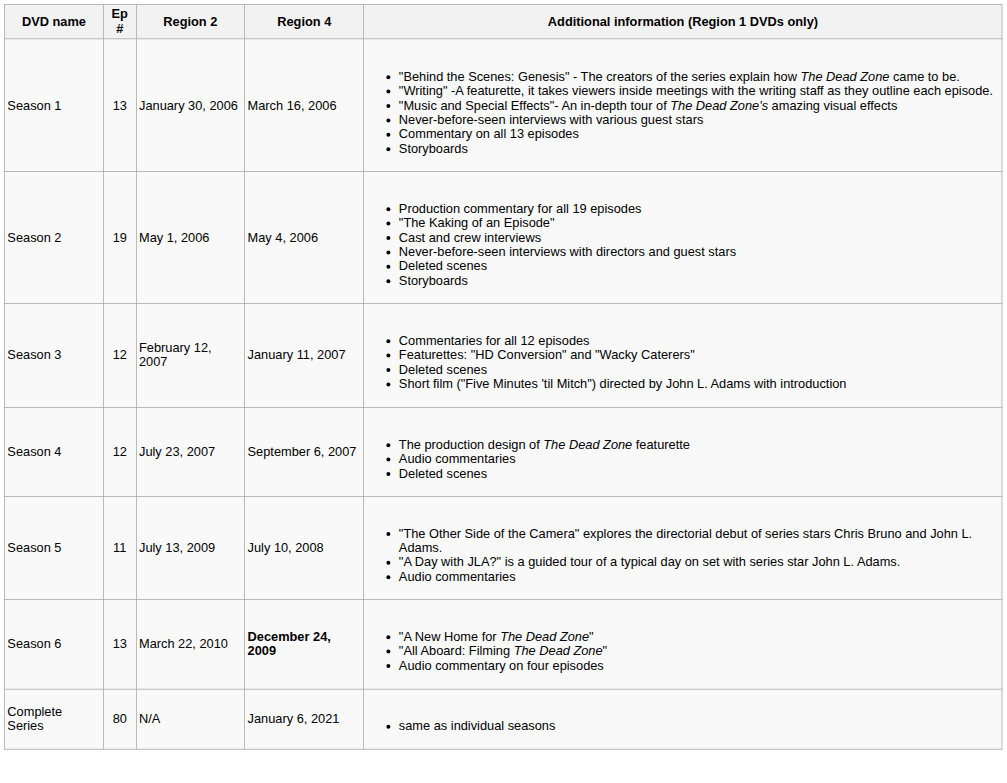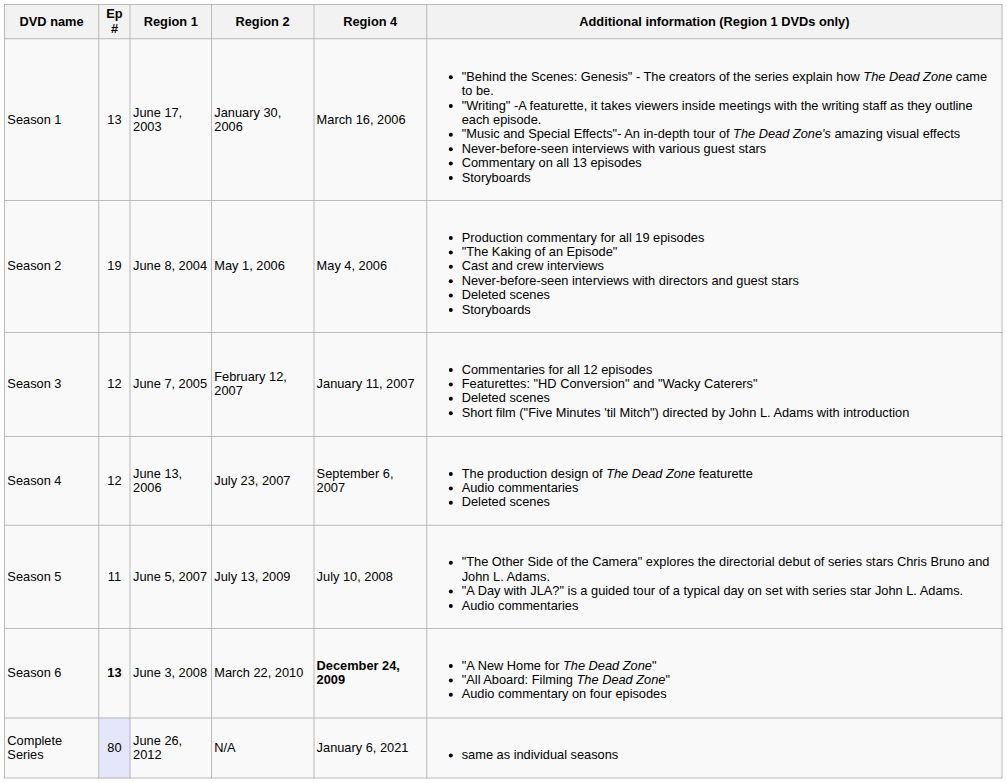+ column: (171, 21)
(120, 644) normal -> (114, 673) bold
(120, 719) no background -> (114, 747) lavender background
